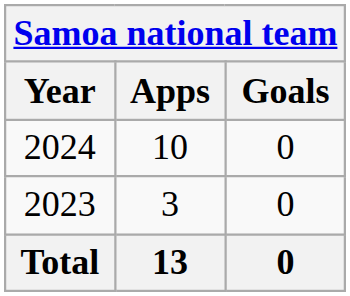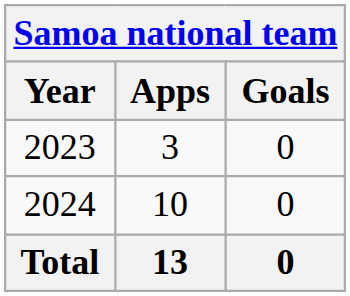rows swapped: (60, 204) <-> (60, 147)
